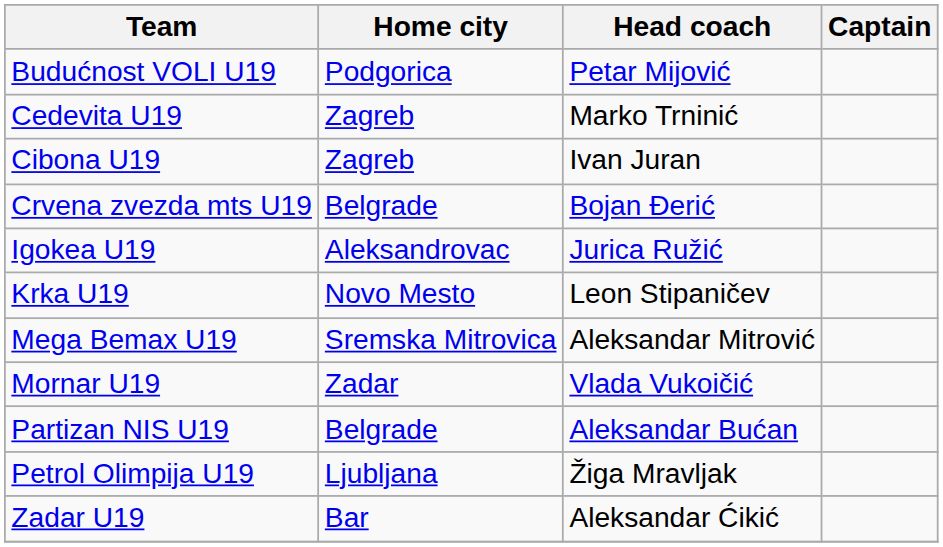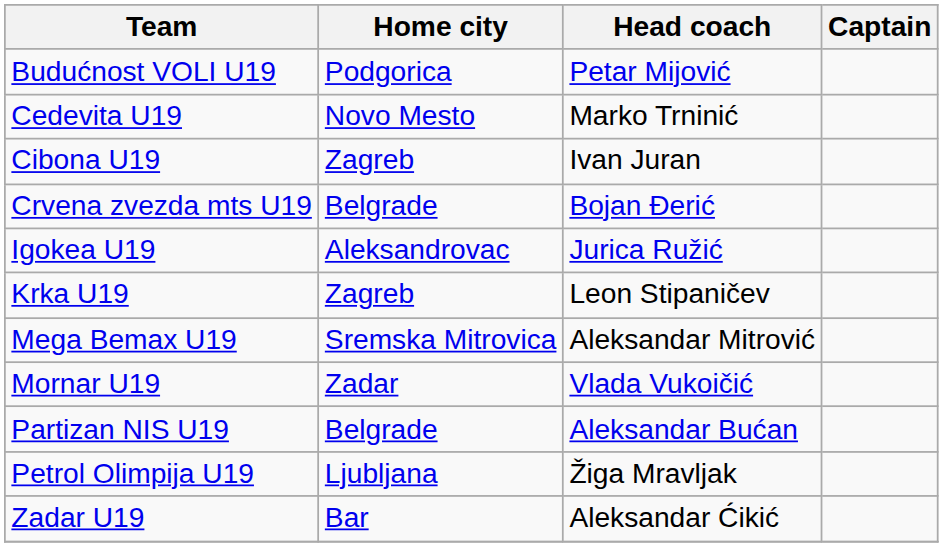(369, 116) Zagreb -> (400, 116) Novo Mesto
(400, 294) Novo Mesto -> (369, 294) Zagreb
